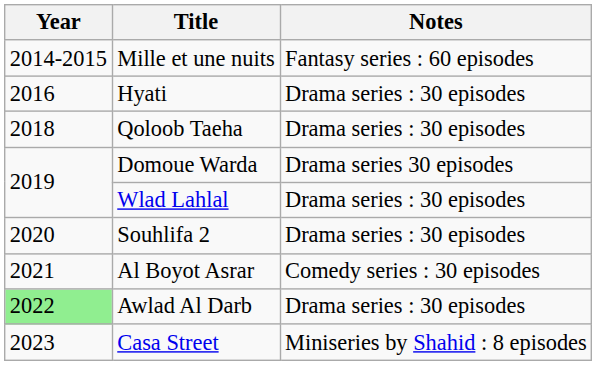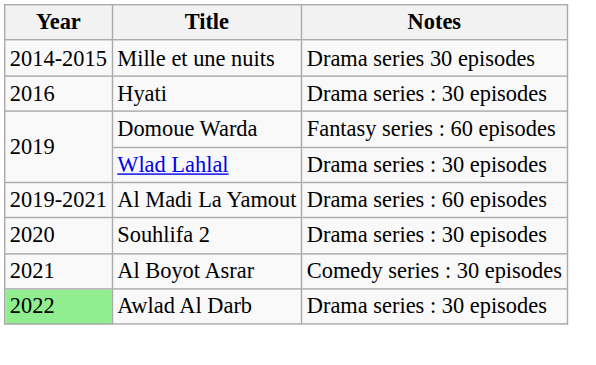(409, 57) Fantasy series : 60 episodes -> (421, 57) Drama series 30 episodes
- row: (180, 128)
(399, 164) Drama series 30 episodes -> (431, 128) Fantasy series : 60 episodes
+ row: (207, 199)
- row: (168, 341)
